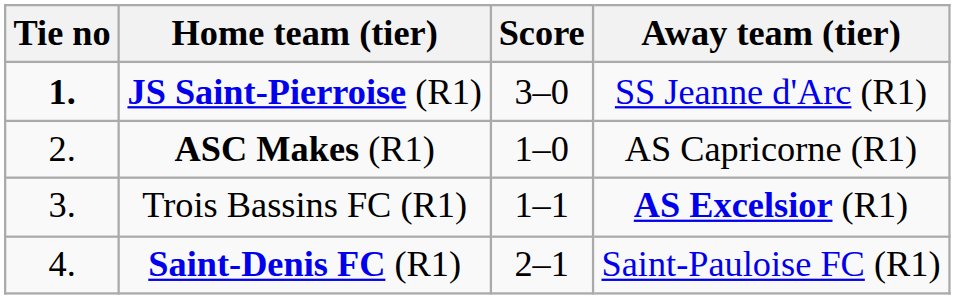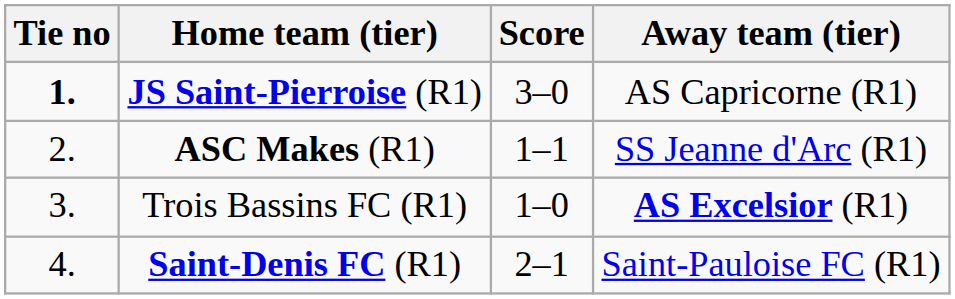(771, 90) SS Jeanne d'Arc (R1) -> (771, 90) AS Capricorne (R1)
(542, 148) 1–0 -> (542, 148) 1–1
(771, 148) AS Capricorne (R1) -> (771, 148) SS Jeanne d'Arc (R1)
(542, 206) 1–1 -> (542, 206) 1–0
